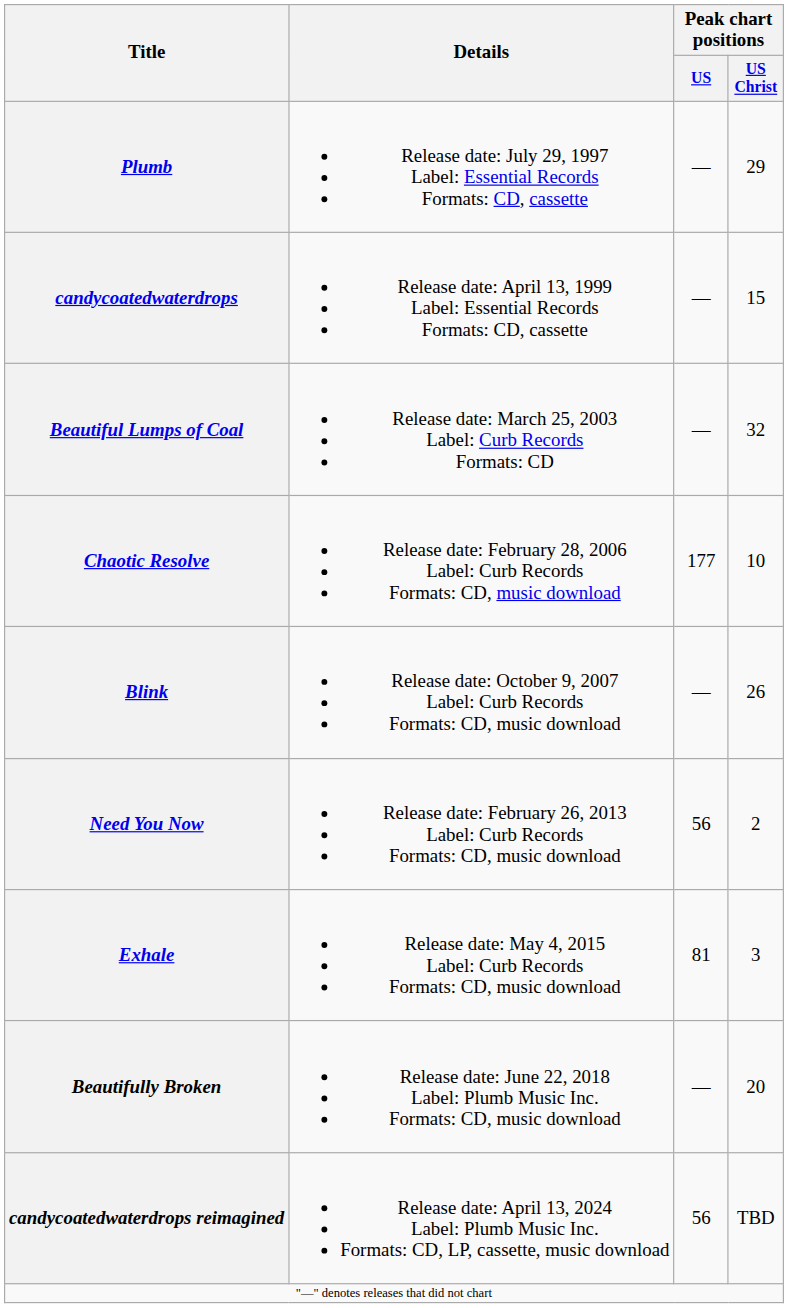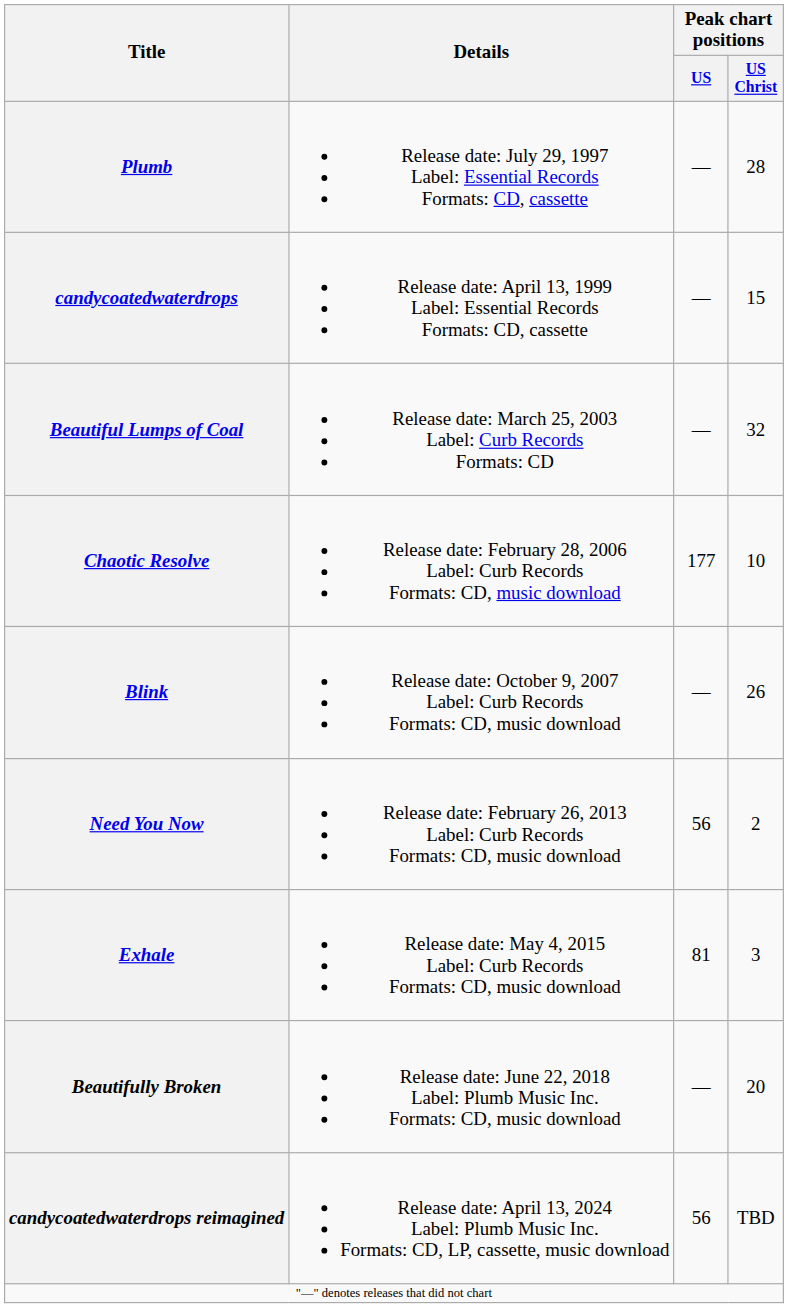(756, 166) 29 -> (756, 166) 28
